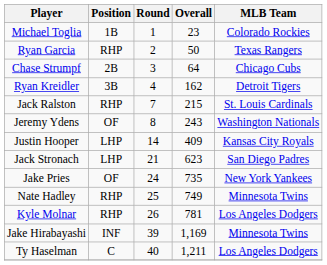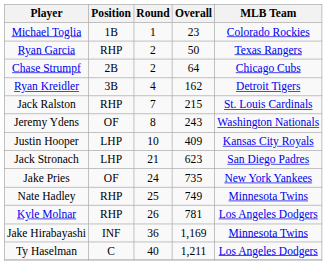(153, 68) 3 -> (153, 68) 2
(153, 141) 14 -> (153, 141) 10
(153, 232) 39 -> (153, 232) 36
